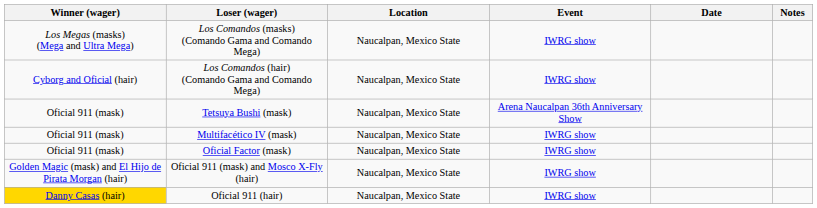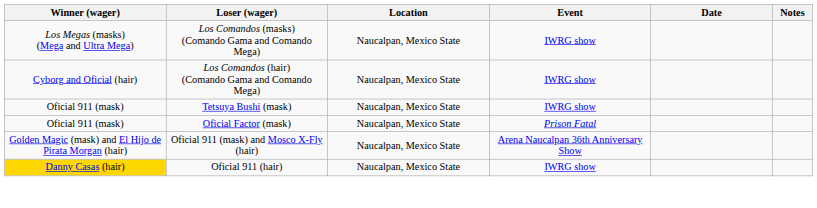(570, 113) Arena Naucalpan 36th Anniversary Show -> (570, 107) IWRG show
- row: (247, 135)
(570, 151) IWRG show -> (570, 123) Prison Fatal
(570, 173) IWRG show -> (570, 145) Arena Naucalpan 36th Anniversary Show
